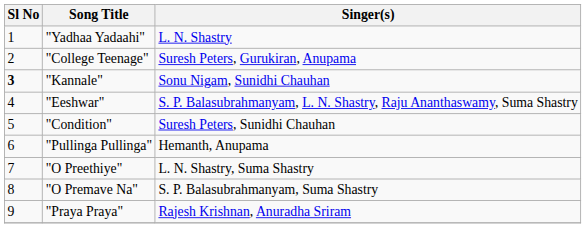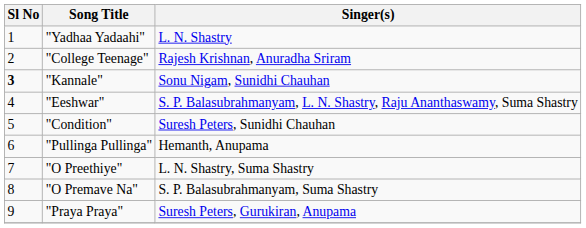(257, 59) Suresh Peters, Gurukiran, Anupama -> (255, 59) Rajesh Krishnan, Anuradha Sriram
(255, 211) Rajesh Krishnan, Anuradha Sriram -> (257, 211) Suresh Peters, Gurukiran, Anupama
